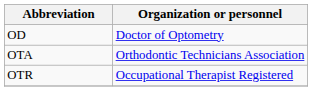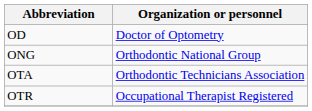+ row: (21, 55)
